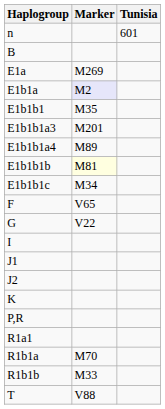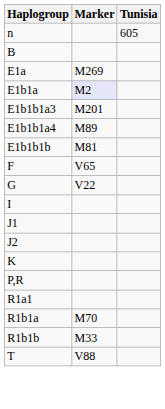(129, 33) 601 -> (129, 33) 605
- row: (26, 109)
(86, 166) lightyellow background -> (86, 147) no background
- row: (28, 185)
